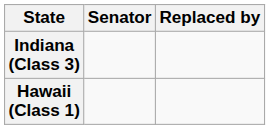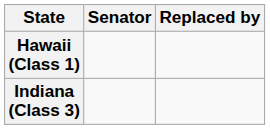rows swapped: (44, 101) <-> (44, 54)
